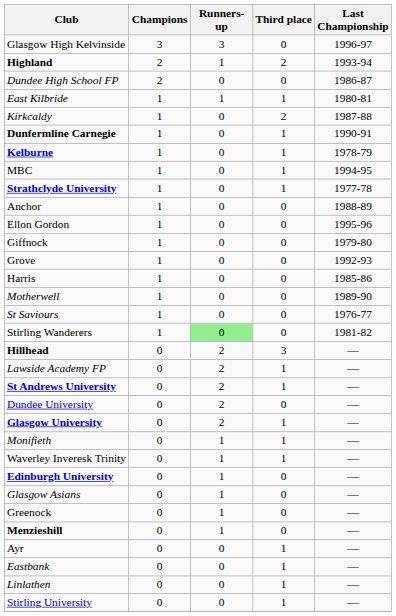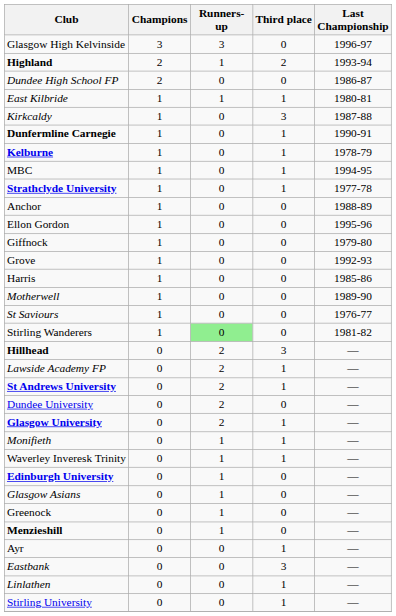(284, 116) 2 -> (284, 116) 3
(284, 566) 1 -> (284, 566) 3
